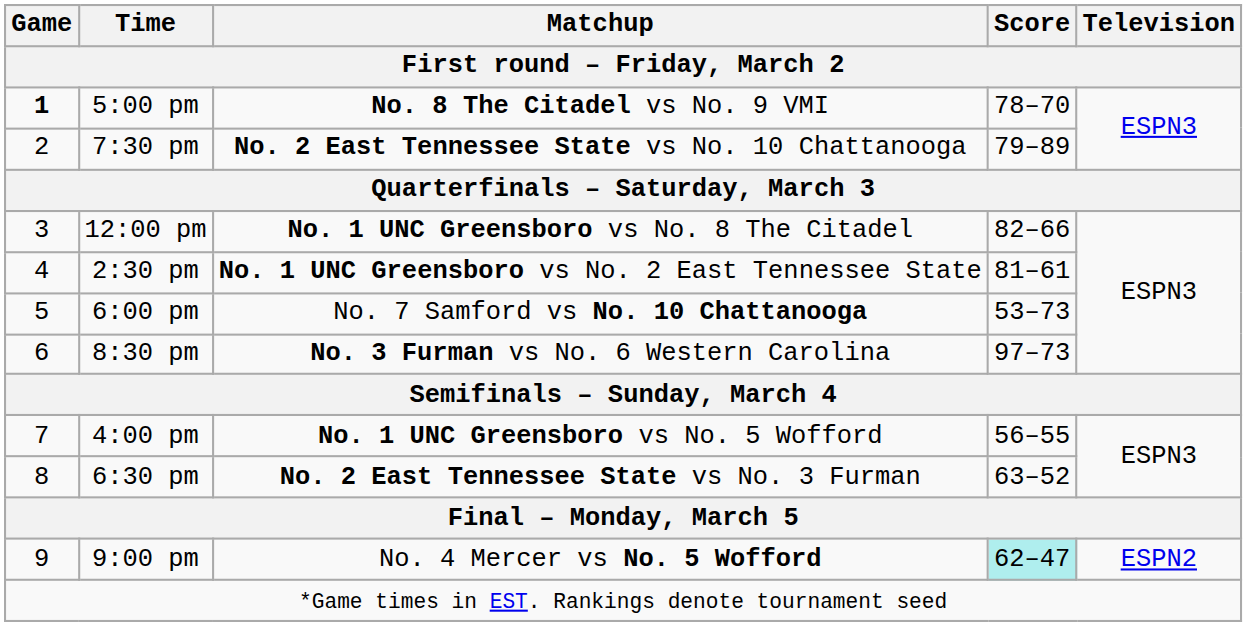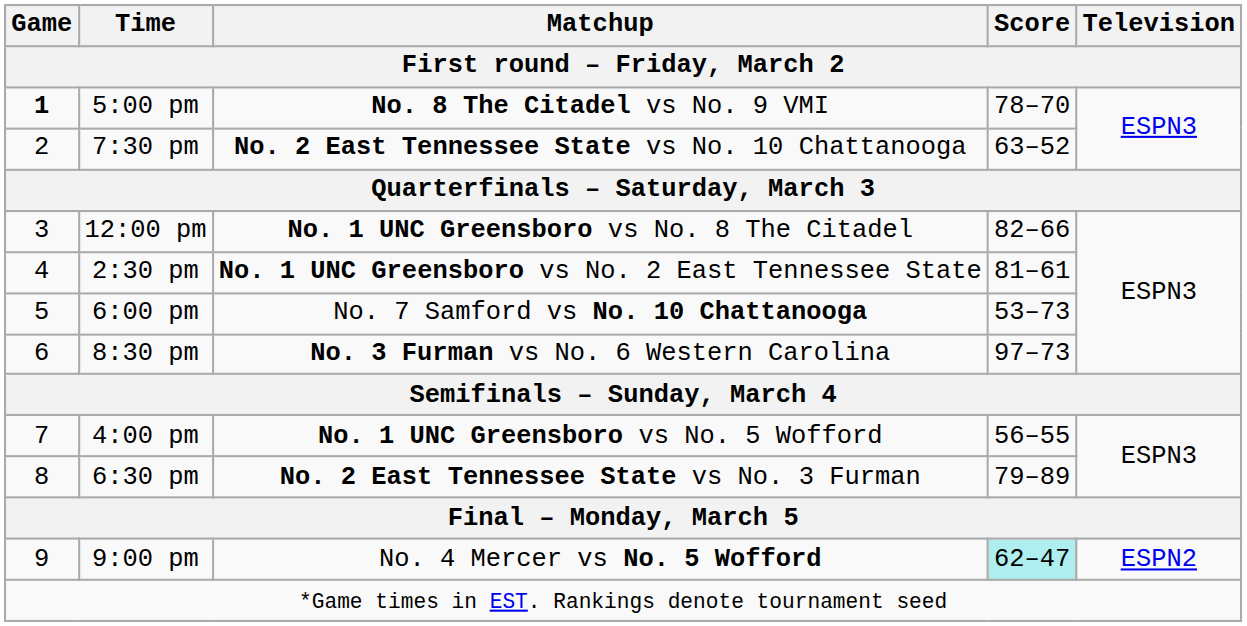(1032, 149) 79–89 -> (1032, 149) 63–52
(1032, 478) 63–52 -> (1032, 478) 79–89
